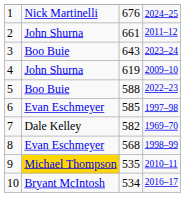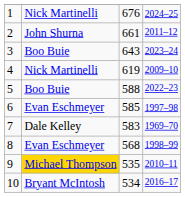(54, 70) John Shurna -> (61, 70) Nick Martinelli
(131, 126) 582 -> (131, 126) 583
